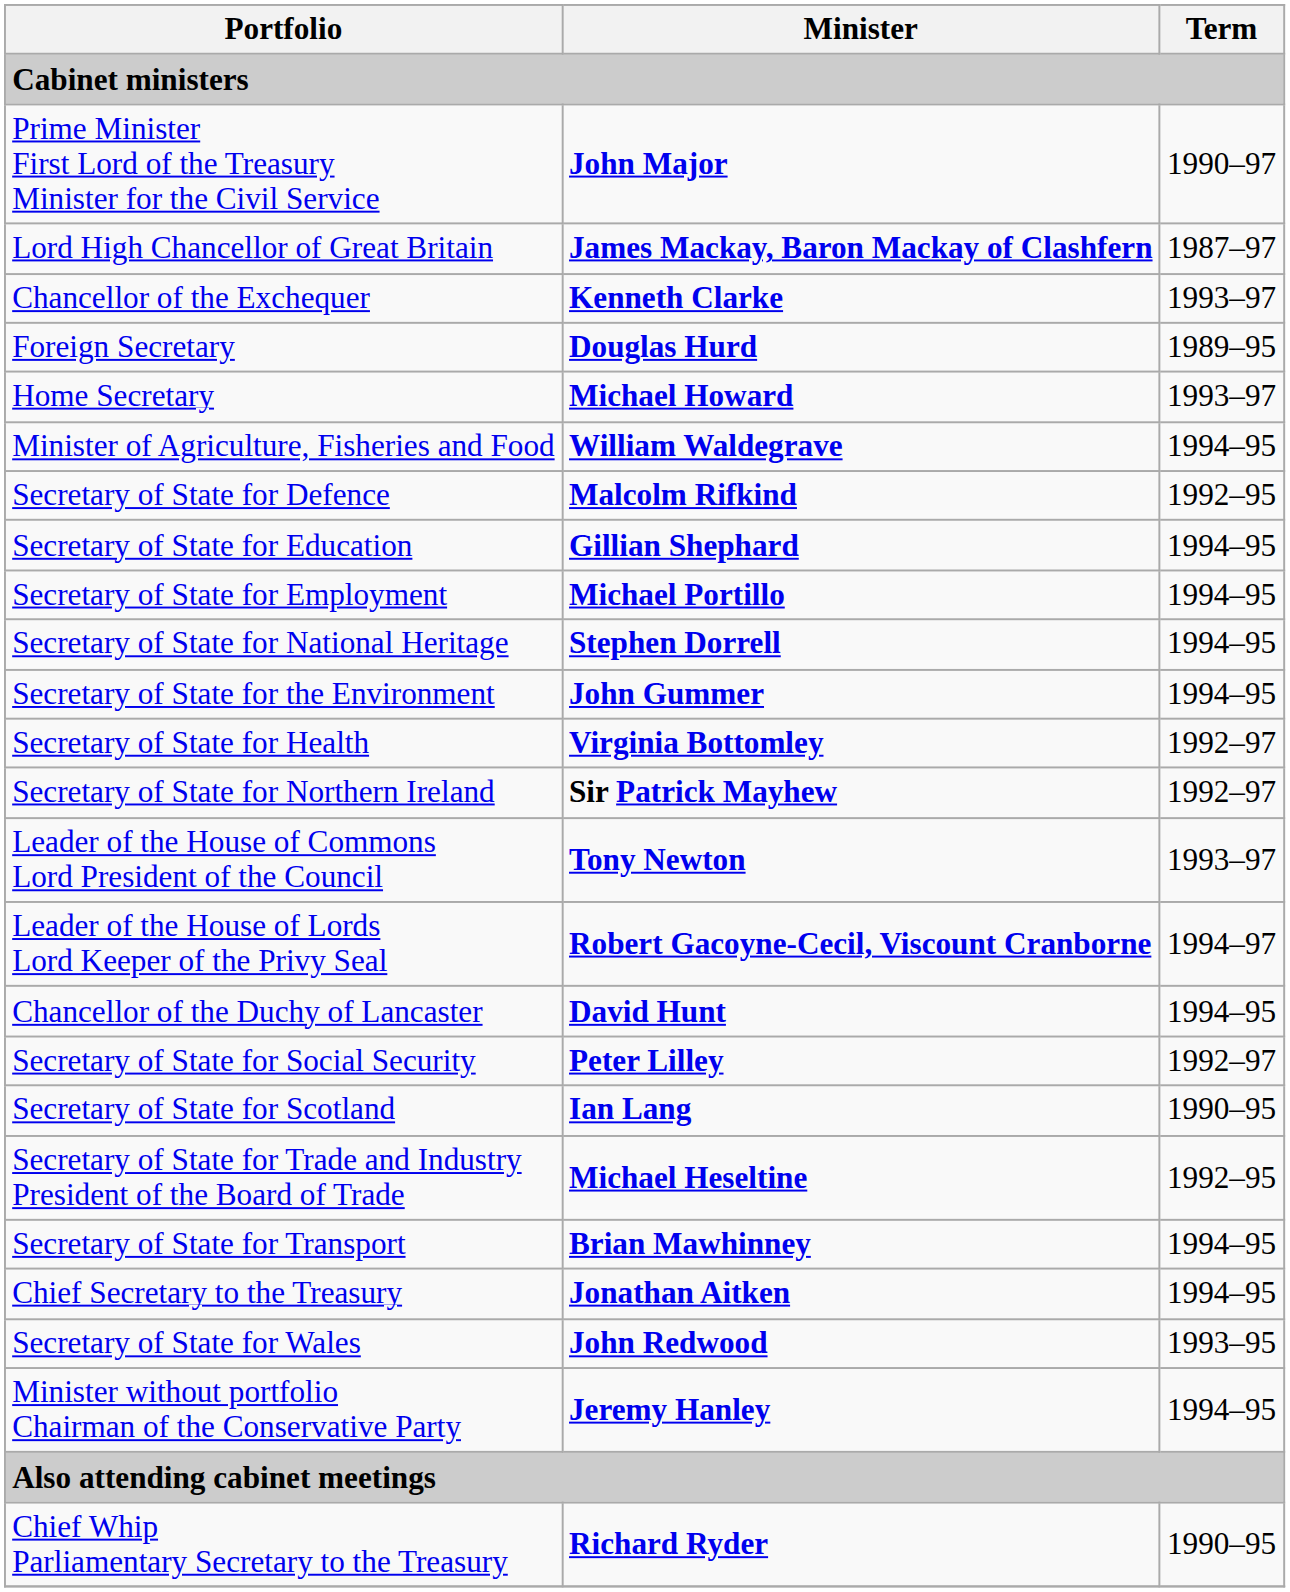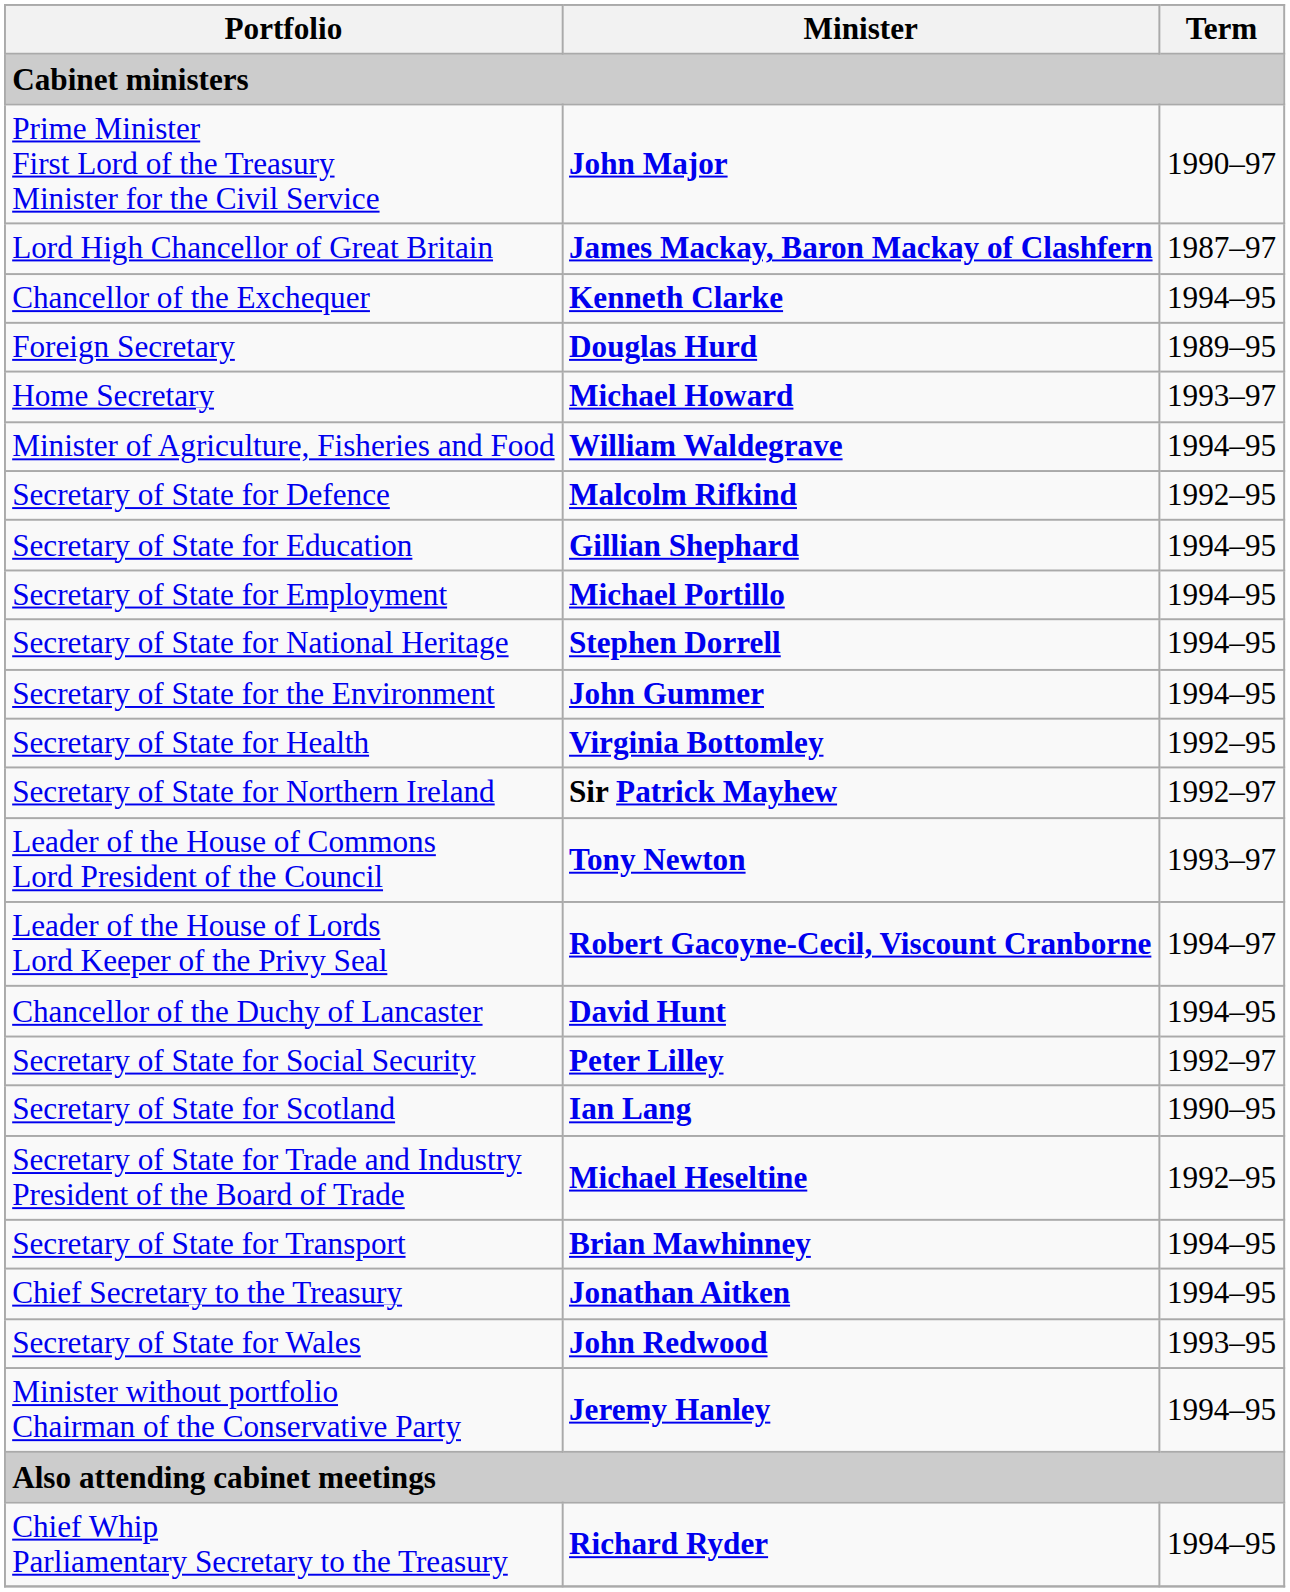(1222, 297) 1993–97 -> (1222, 297) 1994–95
(1222, 742) 1992–97 -> (1222, 742) 1992–95
(1222, 1543) 1990–95 -> (1222, 1543) 1994–95
